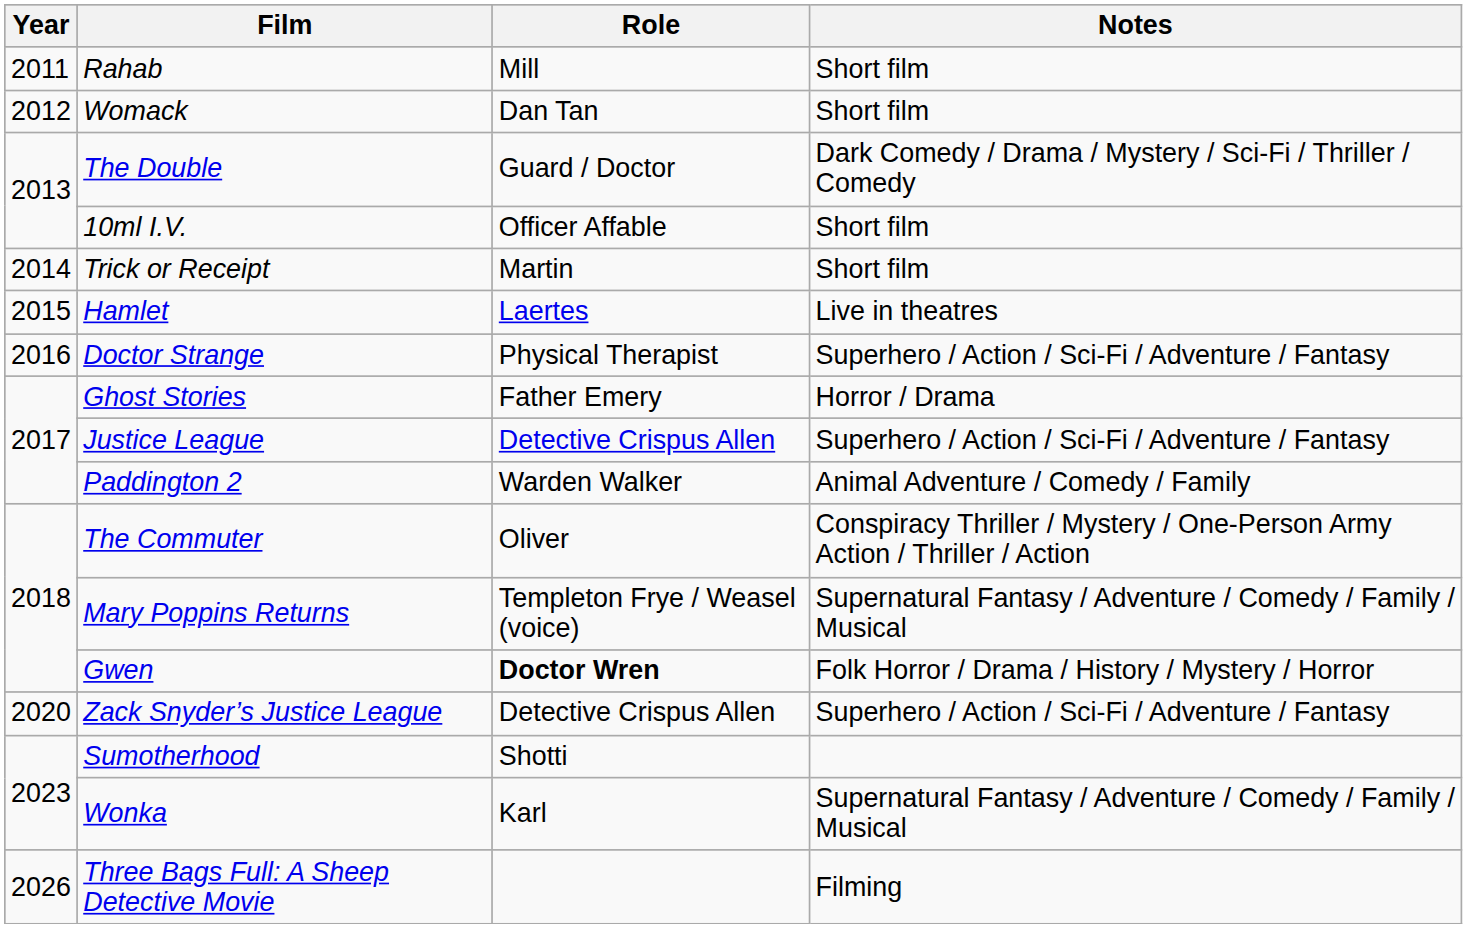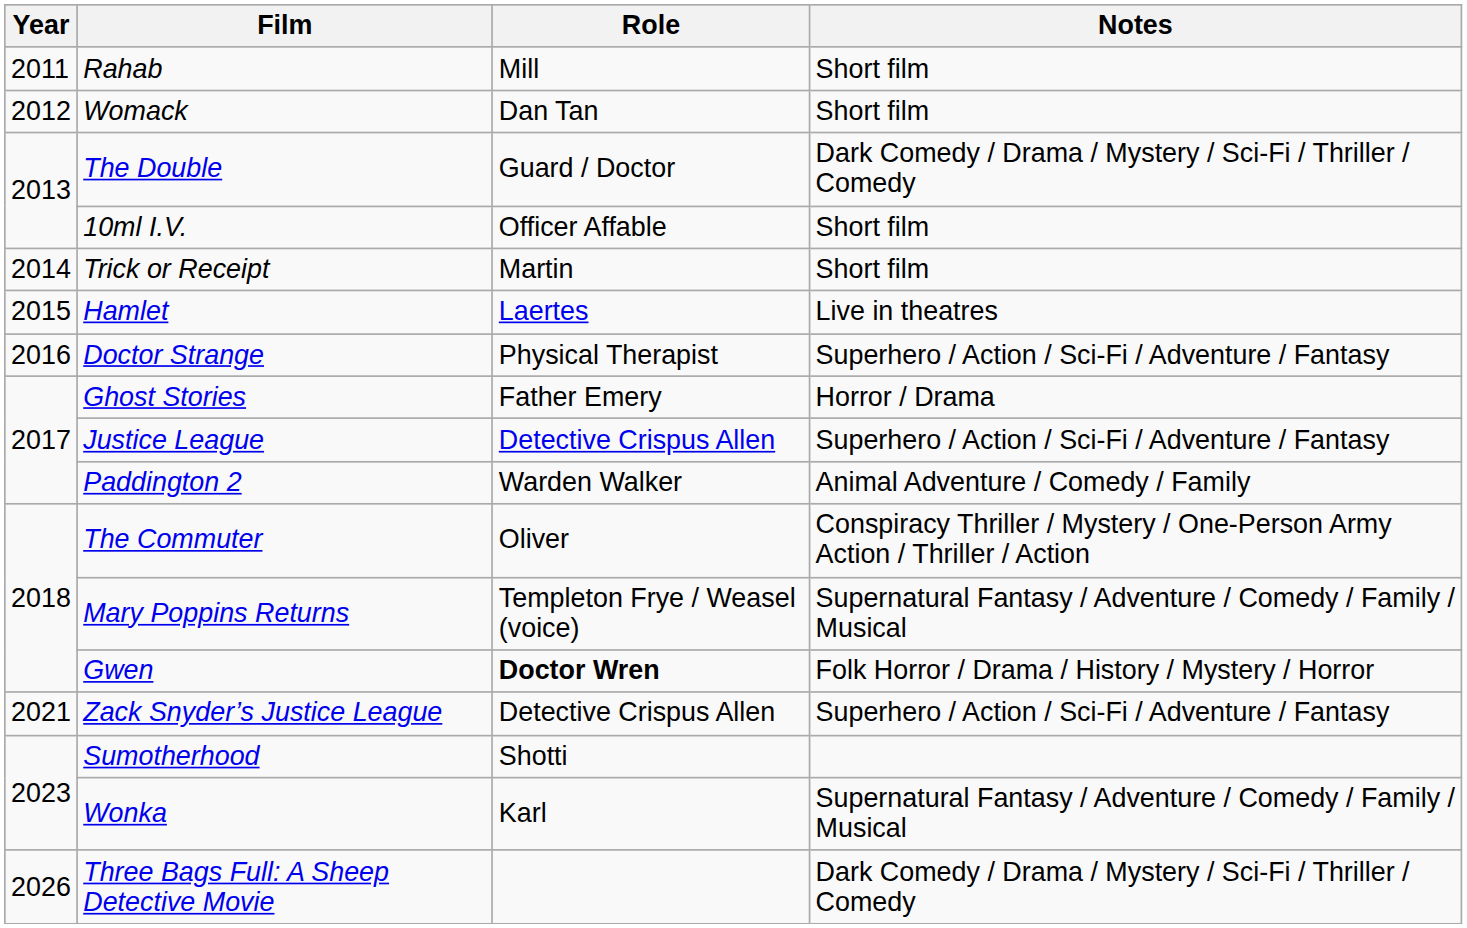(41, 713) 2020 -> (41, 713) 2021
(859, 886) Filming -> (1113, 886) Dark Comedy / Drama / Mystery / Sci-Fi / Thriller / Comedy
